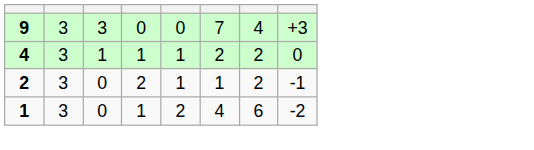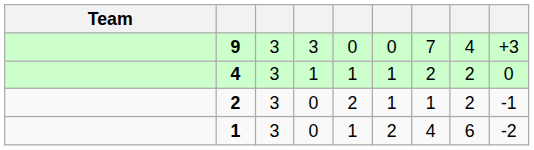+ column: (110, 19)
